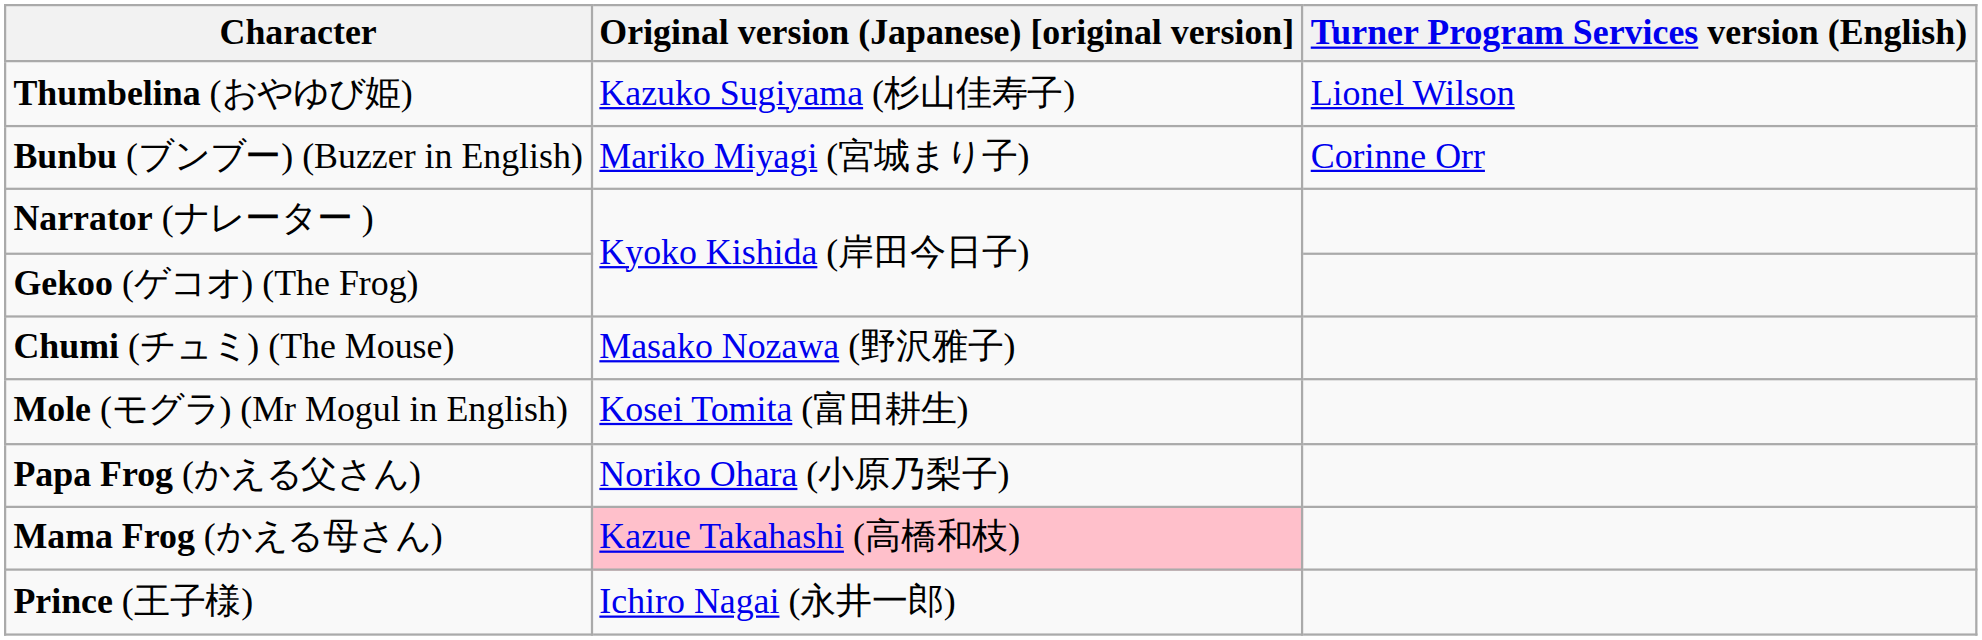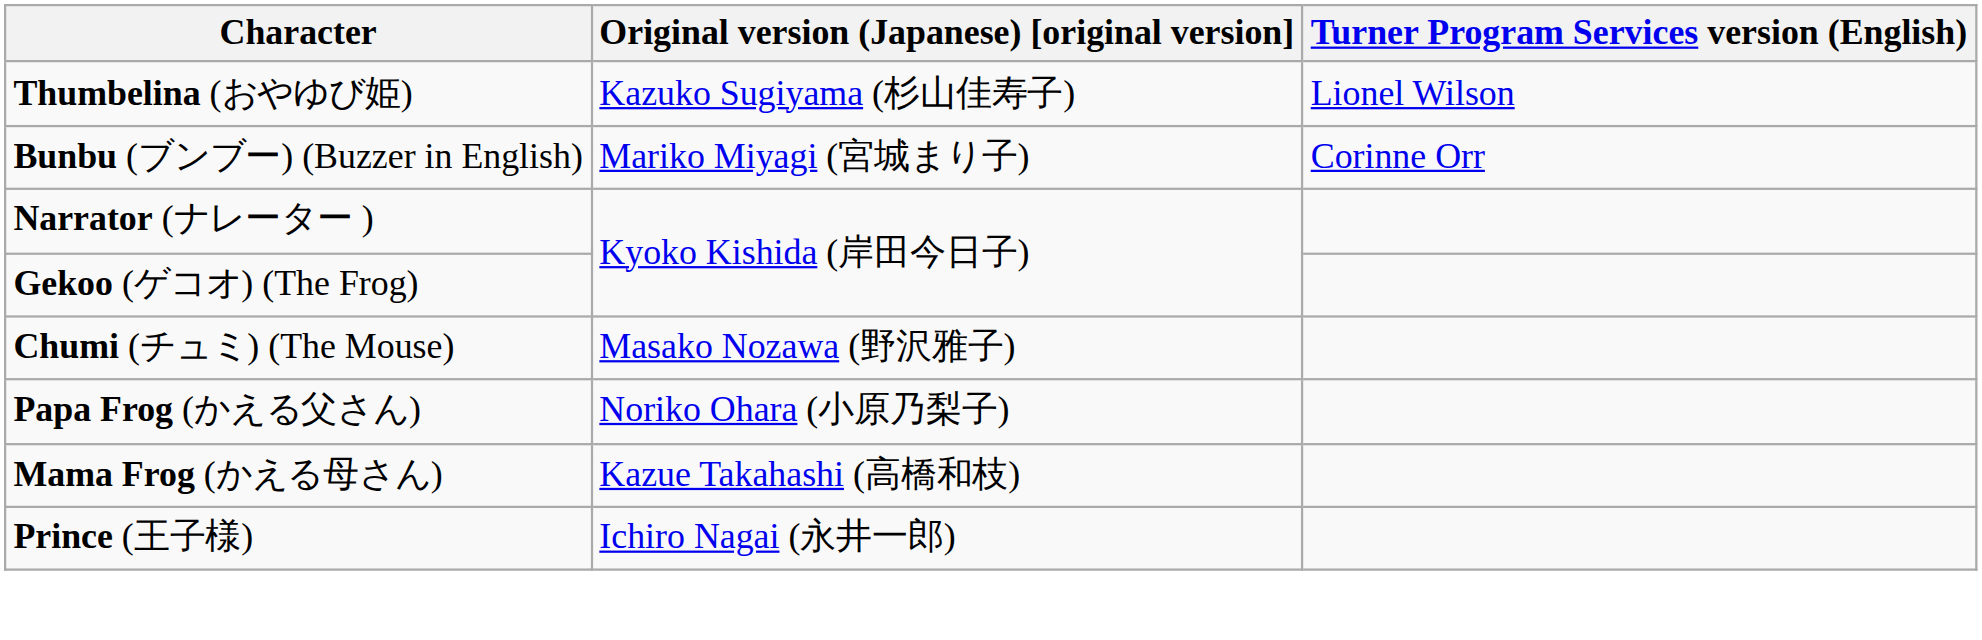- row: (291, 409)
(810, 536) pink background -> (810, 473) no background
